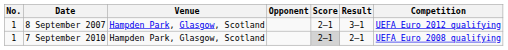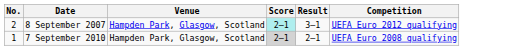- column: (289, 11)
(14, 25) 1 -> (14, 25) 2
(325, 25) no background -> (281, 25) paleturquoise background
